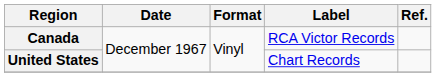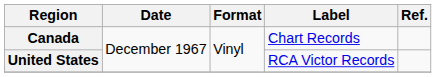(331, 38) RCA Victor Records -> (314, 38) Chart Records
(314, 60) Chart Records -> (331, 60) RCA Victor Records
